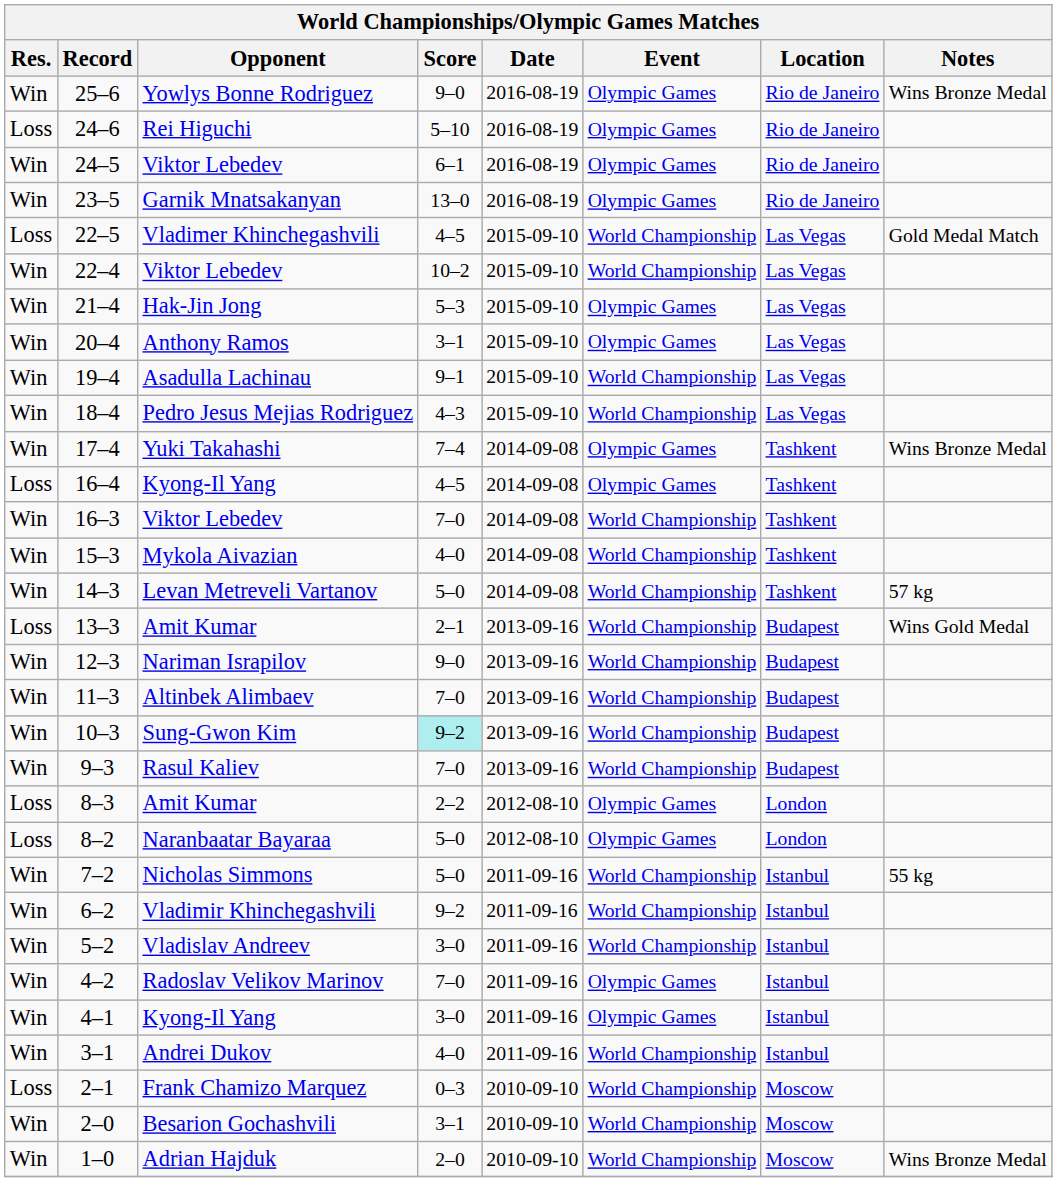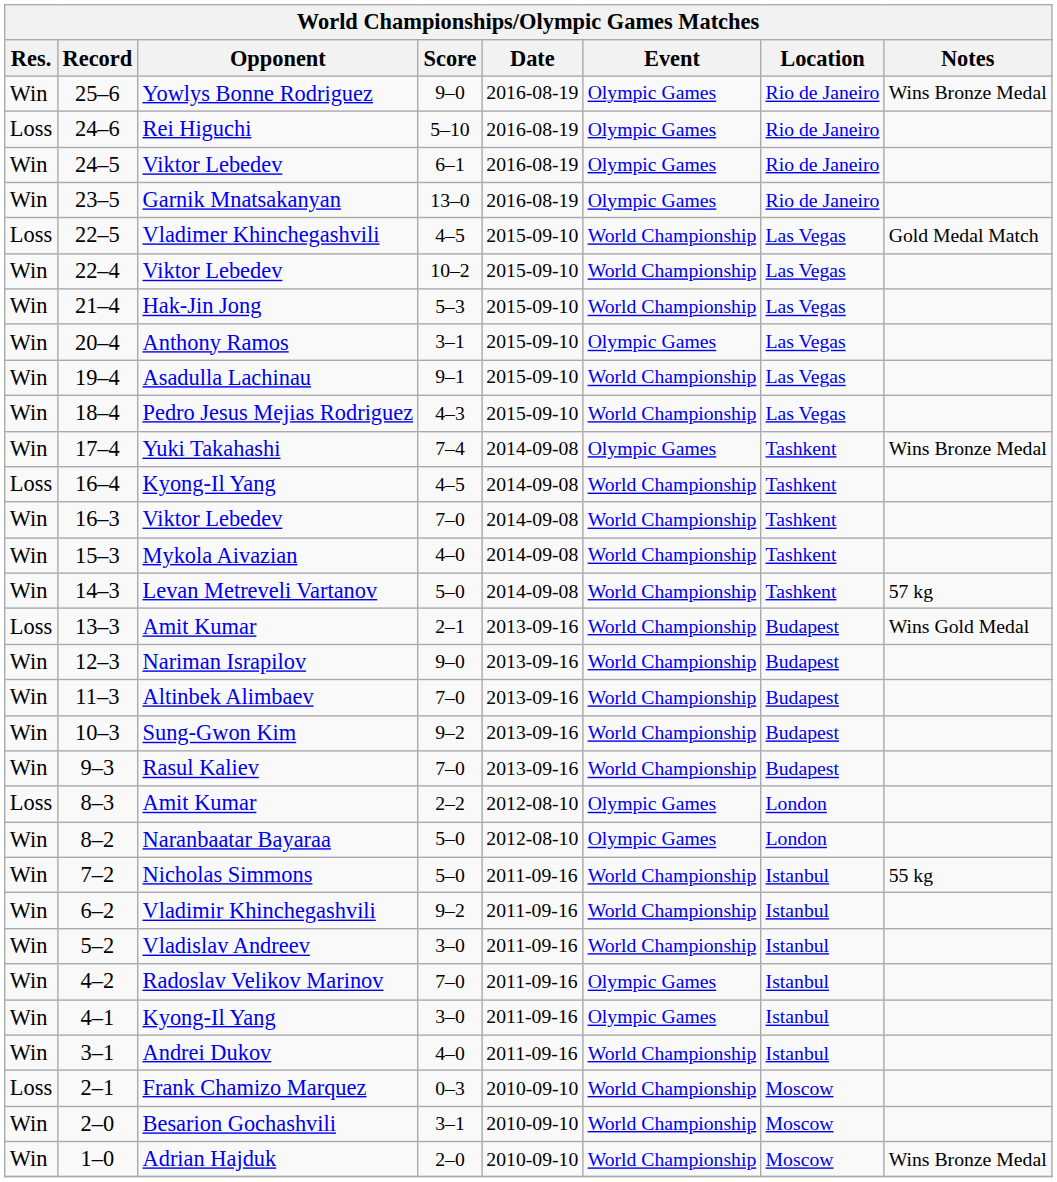(652, 306) Olympic Games -> (672, 306) World Championship
(652, 484) Olympic Games -> (672, 484) World Championship
(450, 732) paleturquoise background -> (450, 732) no background
(31, 839) Loss -> (29, 839) Win
